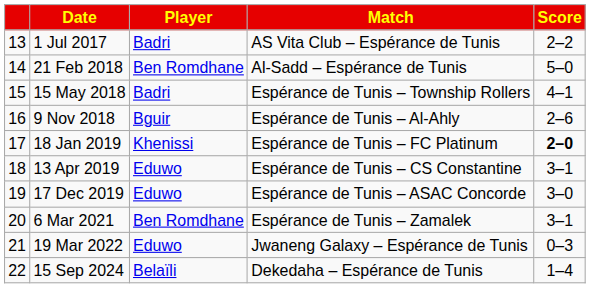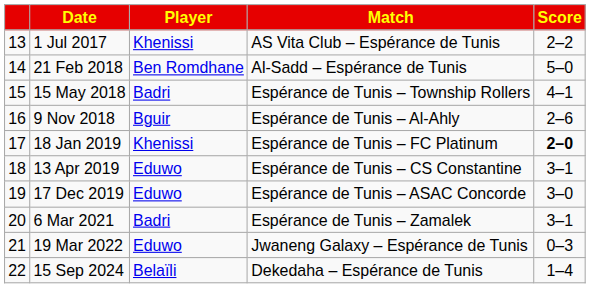(152, 43) Badri -> (163, 43) Khenissi
(188, 219) Ben Romdhane -> (152, 219) Badri
